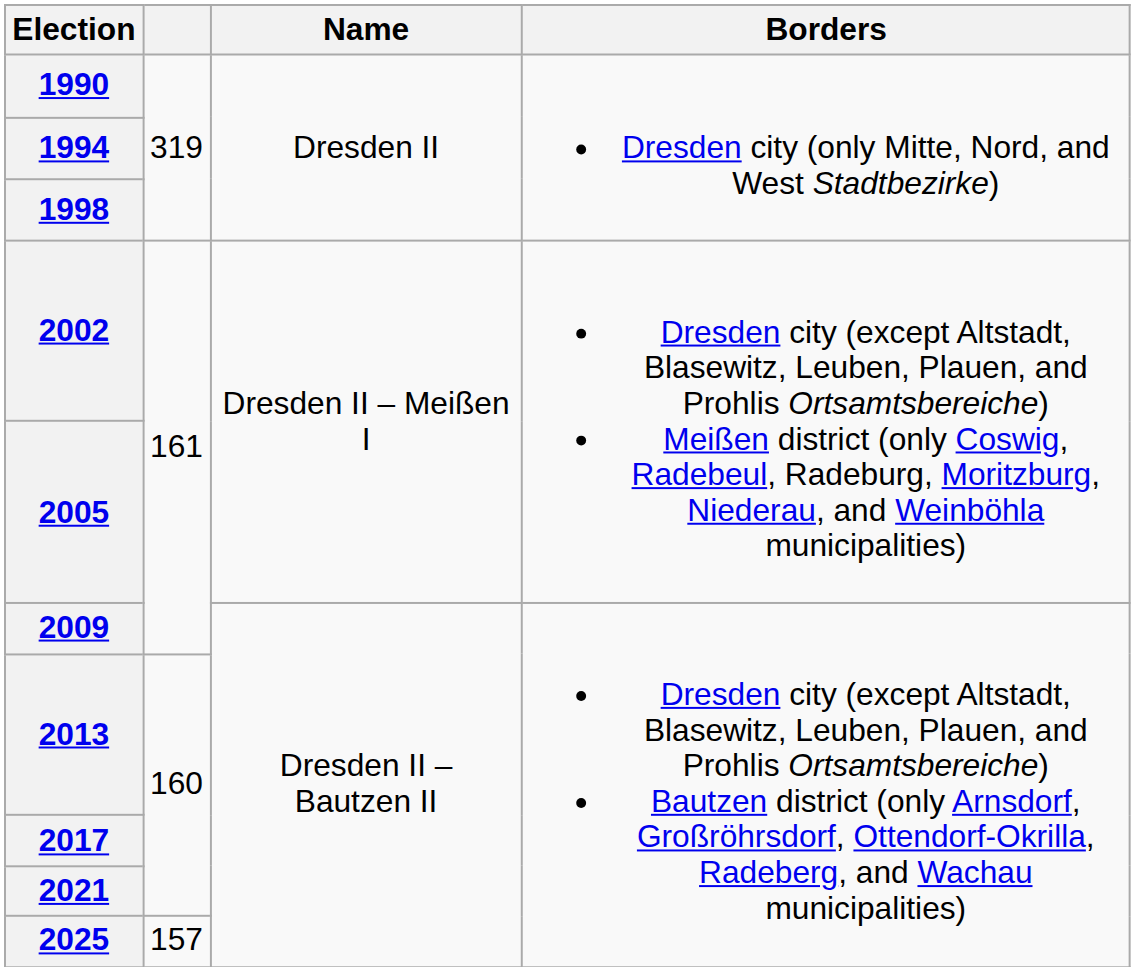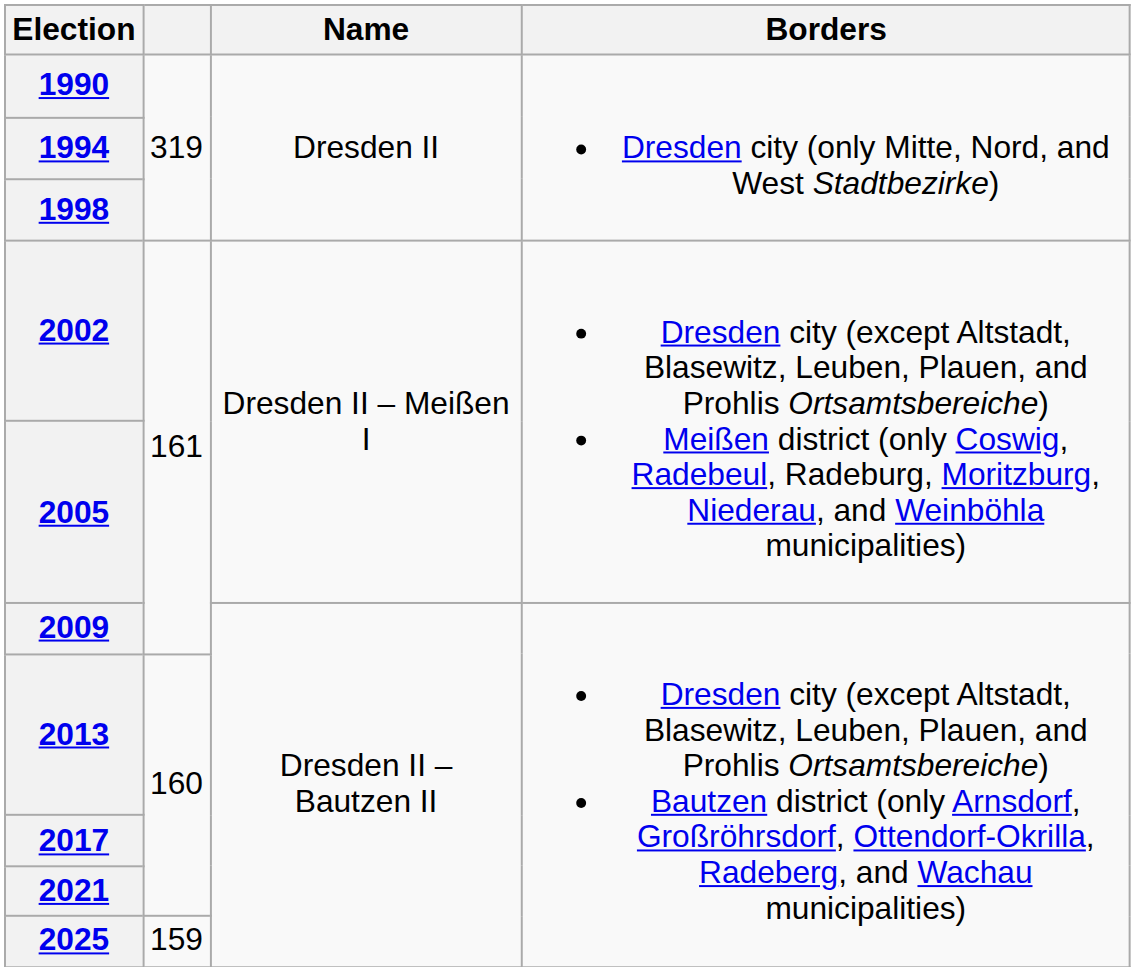(177, 940) 157 -> (177, 940) 159
